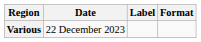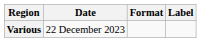columns swapped: (177, 12) <-> (142, 12)
